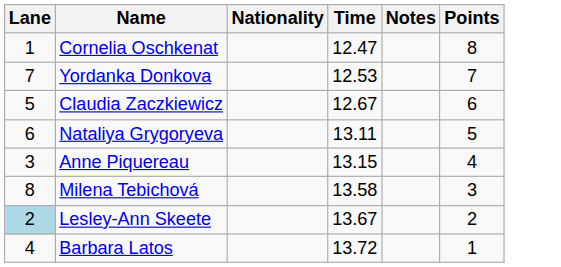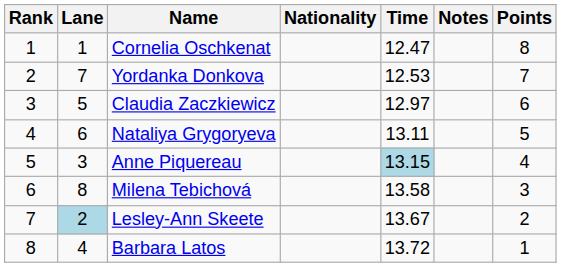+ column: (31, 18)
(355, 104) 12.67 -> (407, 104) 12.97
(355, 162) no background -> (407, 162) lightblue background
